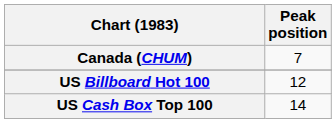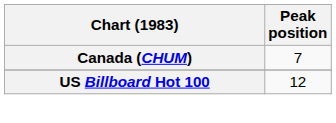- row: (135, 105)
